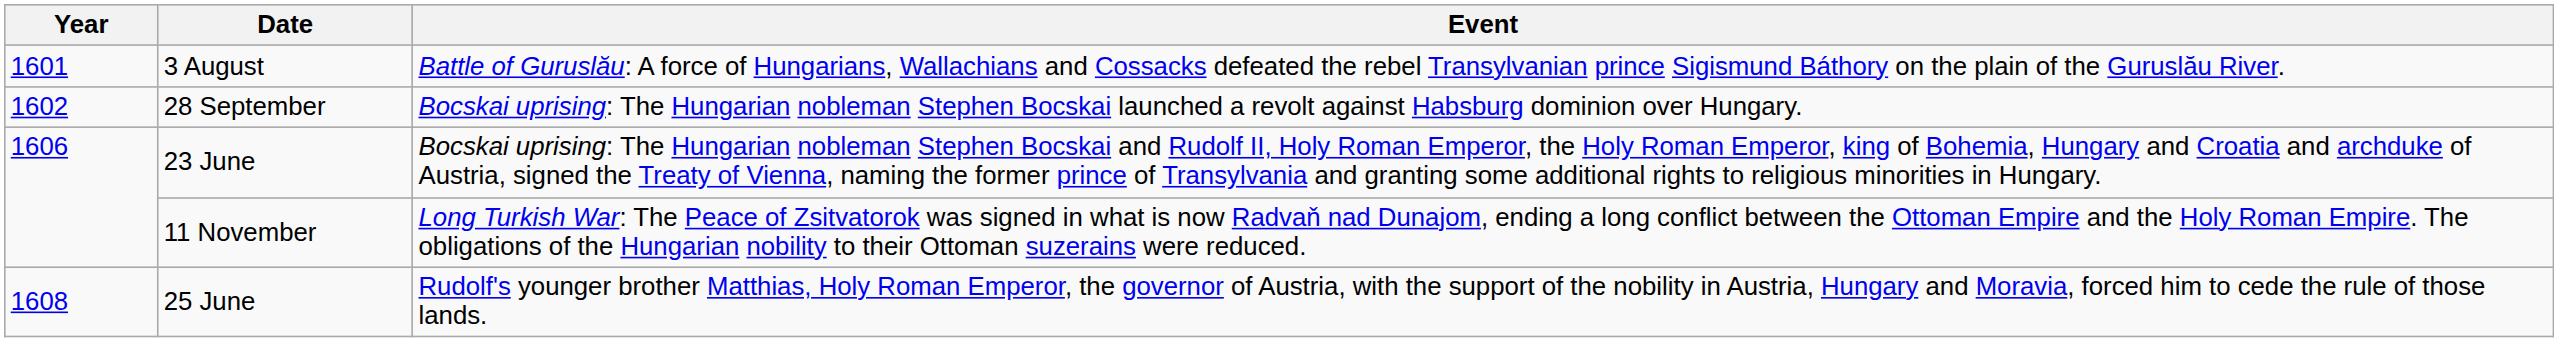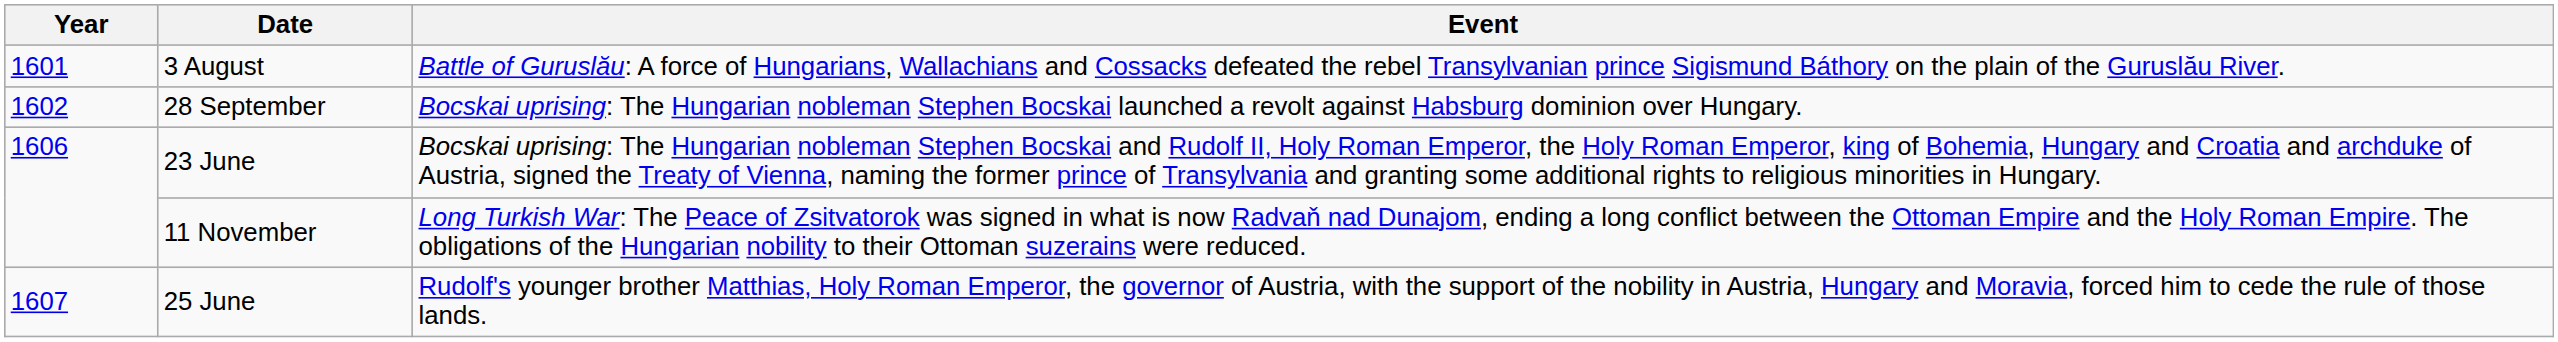(39, 301) 1608 -> (39, 301) 1607
